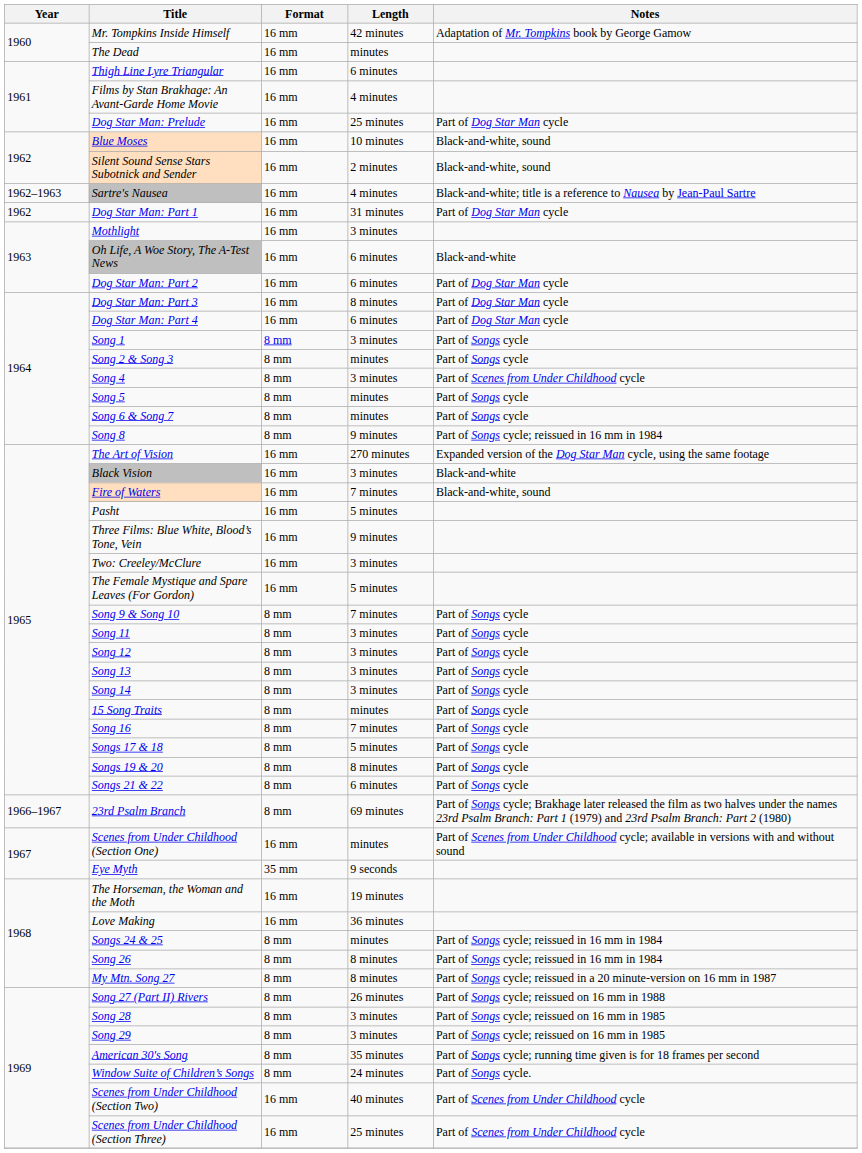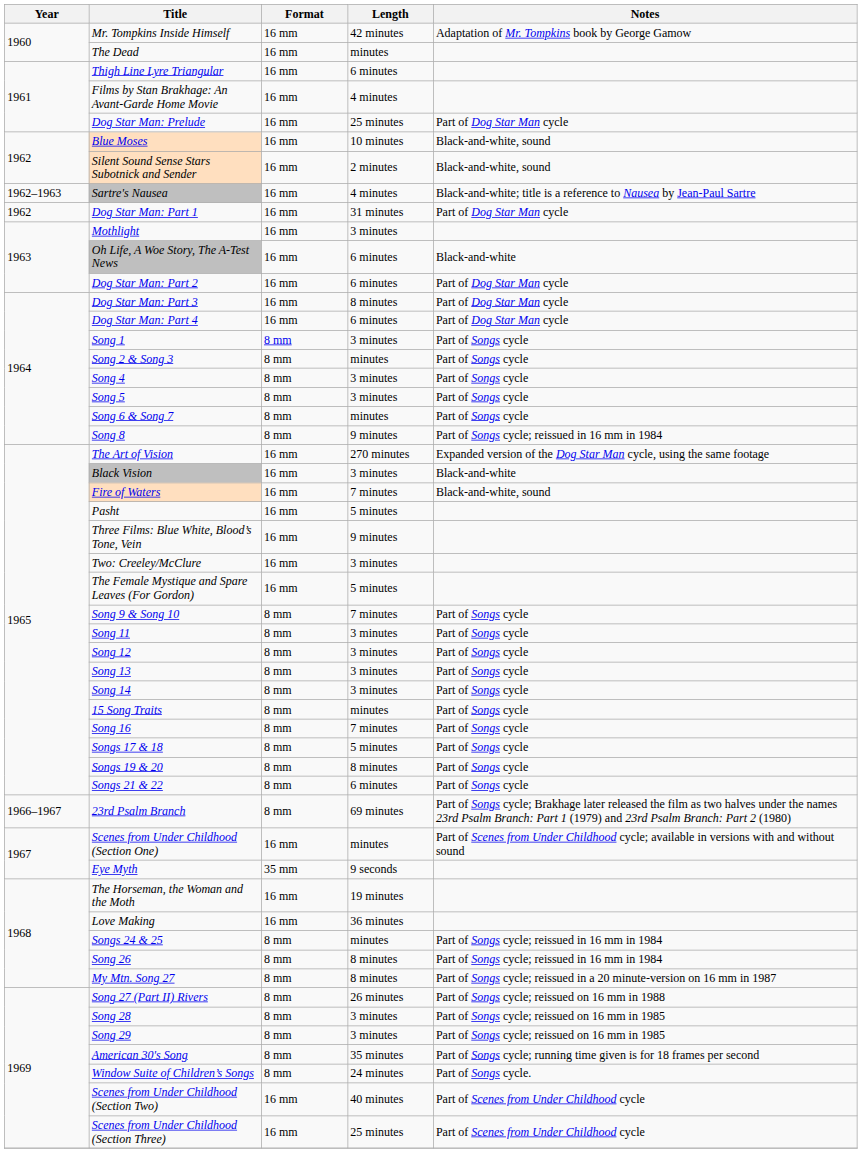(540, 378) Part of Scenes from Under Childhood cycle -> (482, 378) Part of Songs cycle
(369, 397) minutes -> (374, 397) 3 minutes
